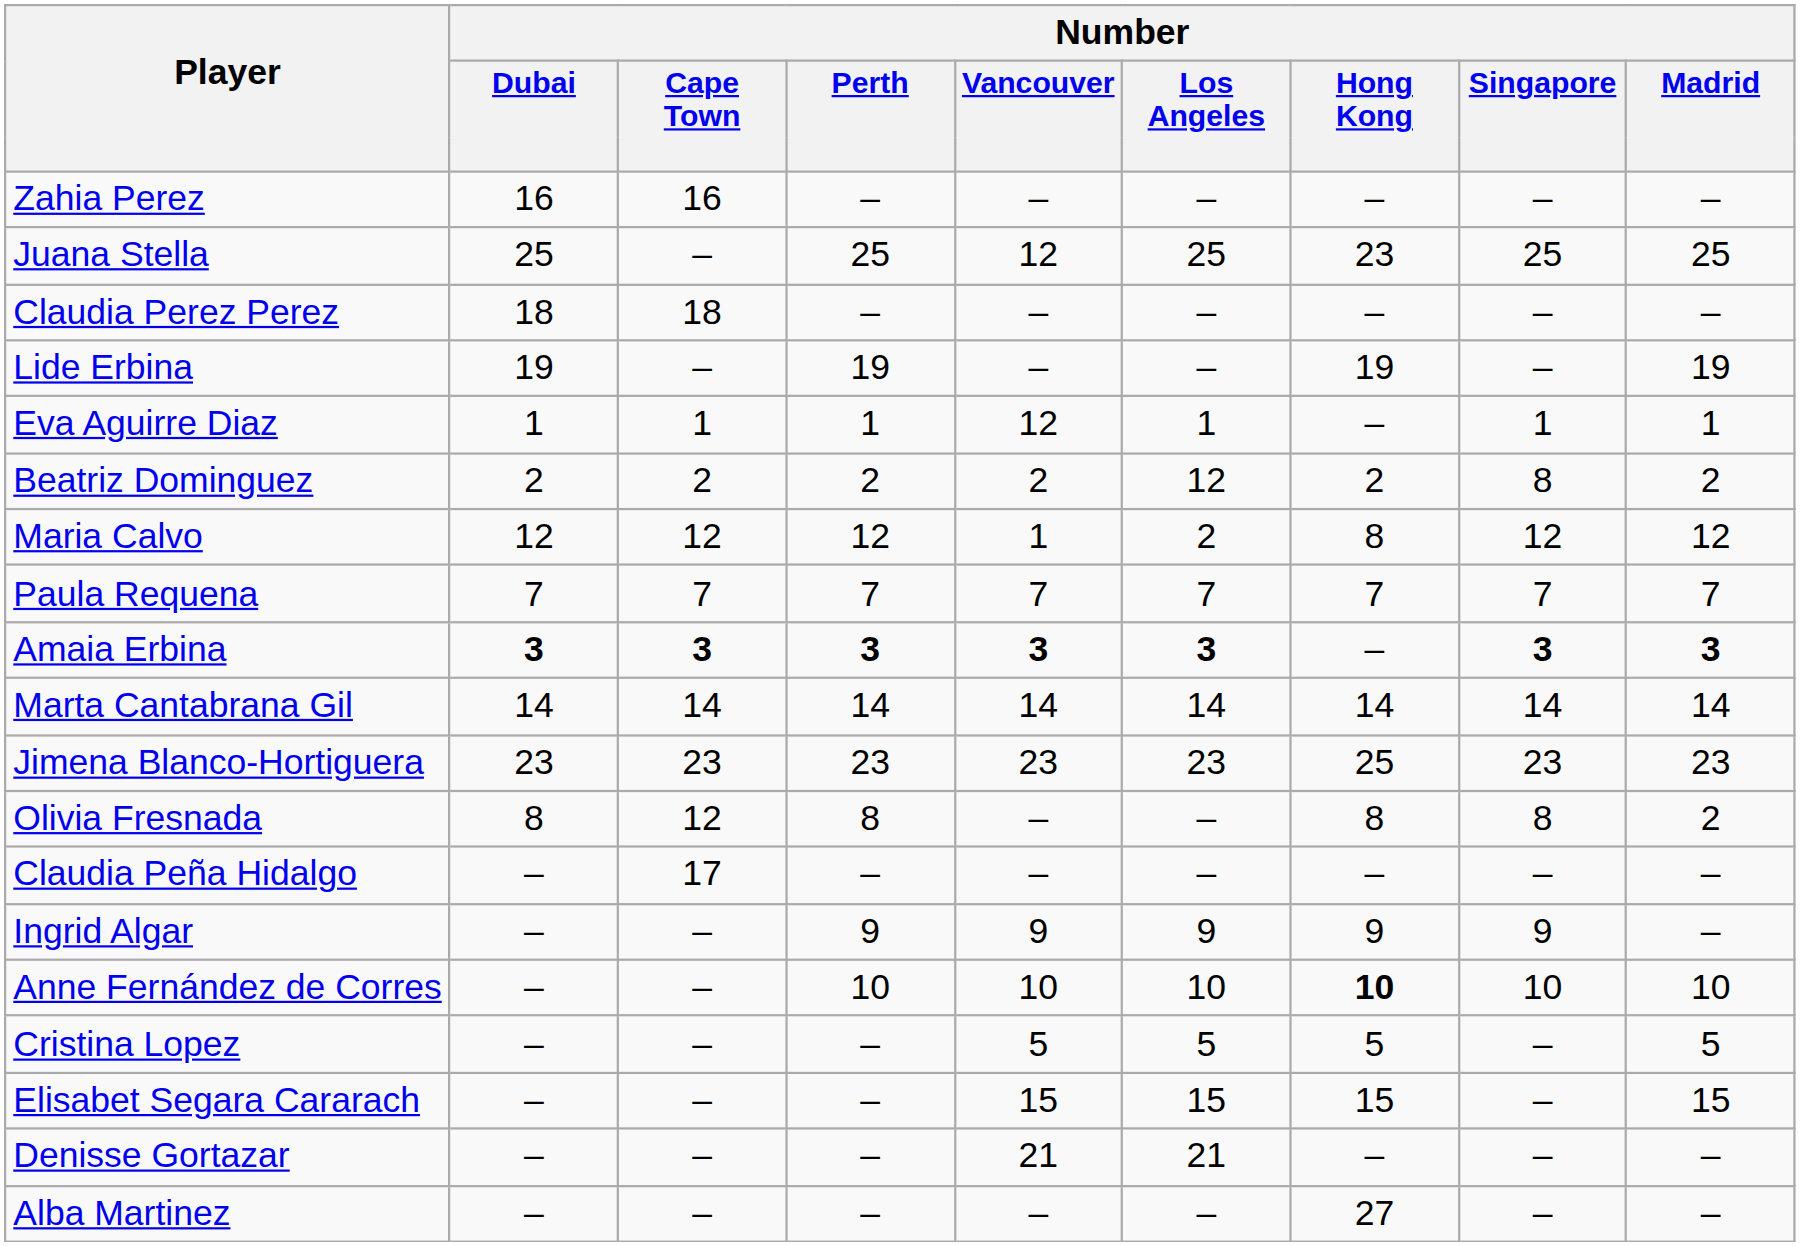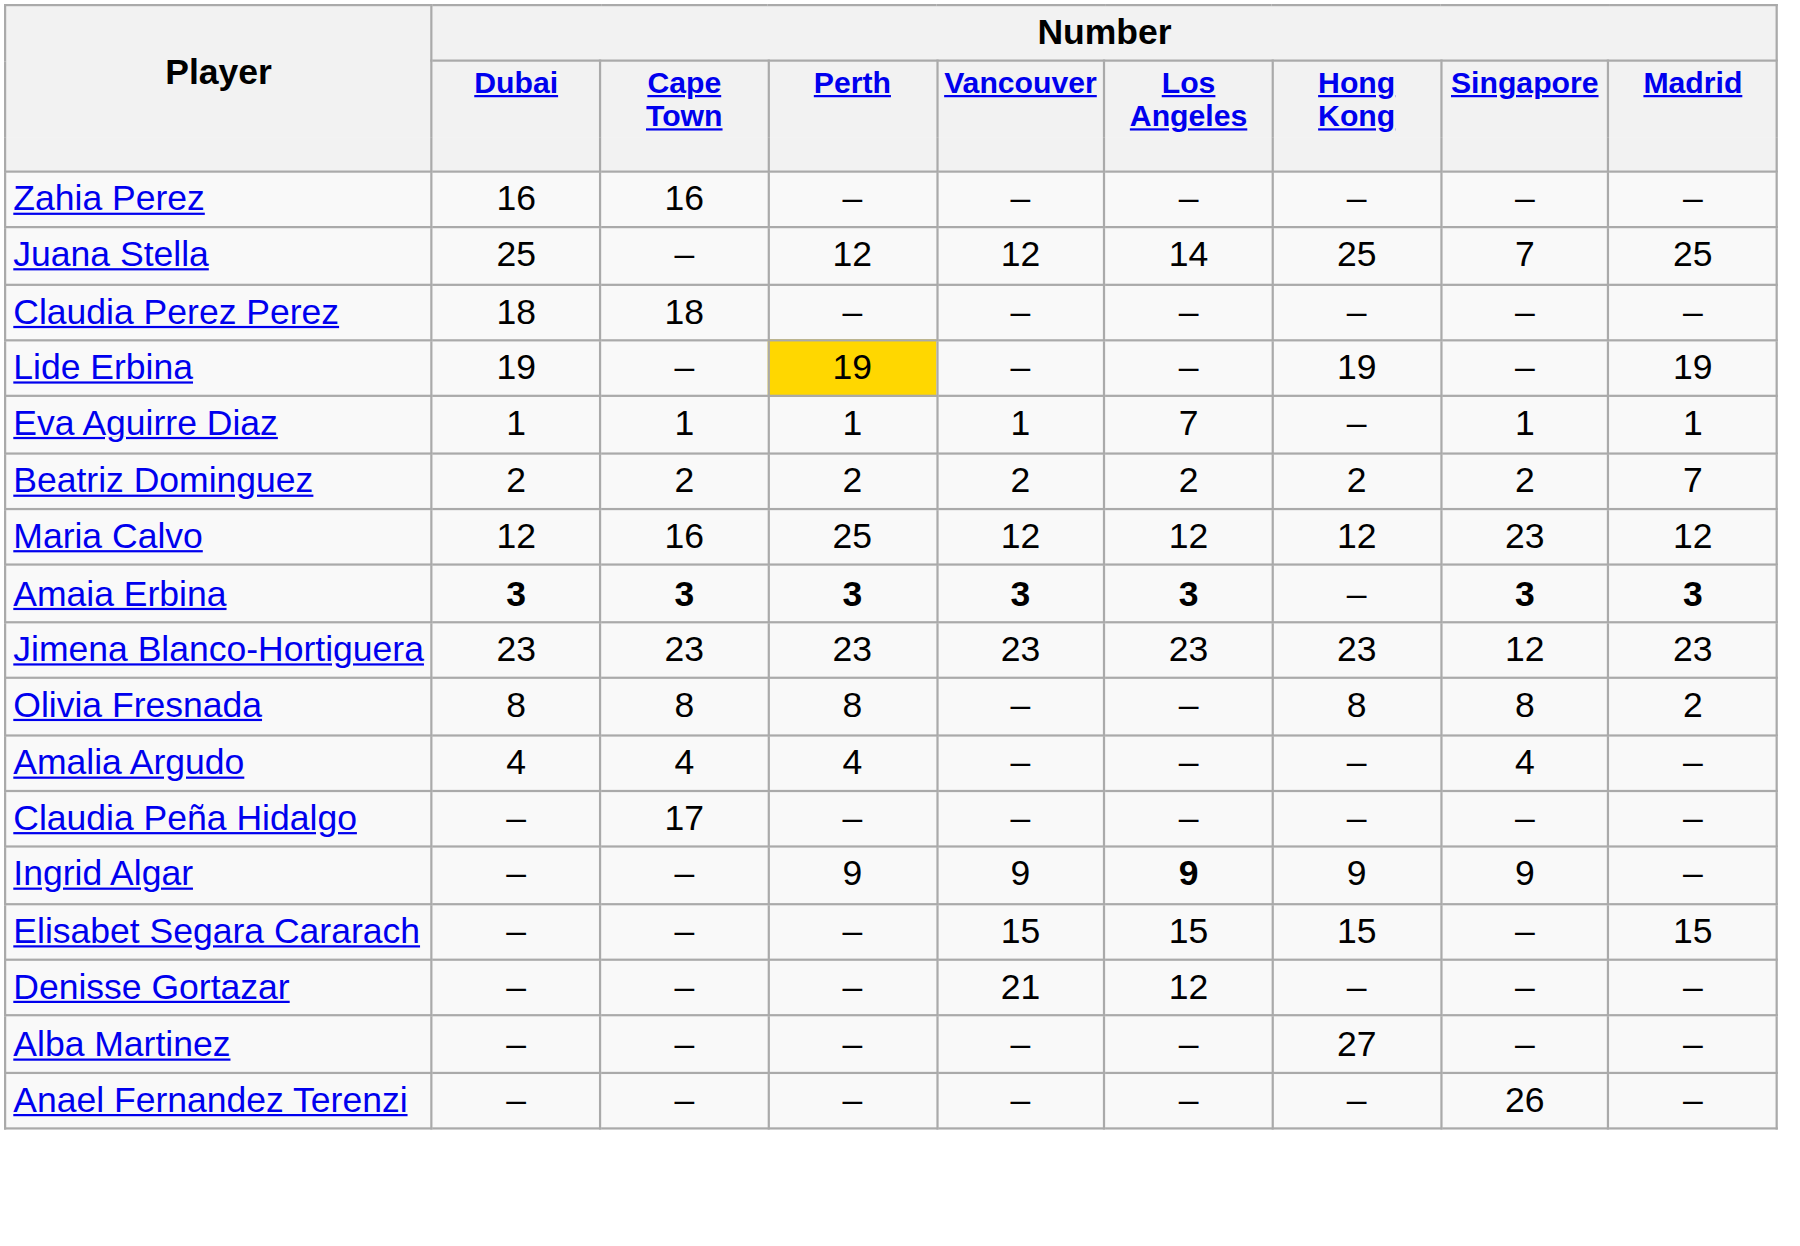(870, 254) 25 -> (852, 254) 12
(1206, 254) 25 -> (1189, 254) 14
(1374, 254) 23 -> (1357, 254) 25
(1543, 254) 25 -> (1525, 254) 7
(870, 367) no background -> (852, 367) gold background
(1038, 423) 12 -> (1020, 423) 1
(1206, 423) 1 -> (1189, 423) 7
(1206, 480) 12 -> (1189, 480) 2
(1543, 480) 8 -> (1525, 480) 2
(1711, 480) 2 -> (1693, 480) 7
(702, 536) 12 -> (684, 536) 16
(870, 536) 12 -> (852, 536) 25
(1038, 536) 1 -> (1020, 536) 12
(1206, 536) 2 -> (1189, 536) 12
(1374, 536) 8 -> (1357, 536) 12
(1543, 536) 12 -> (1525, 536) 23
- row: (136, 592)
- row: (183, 705)
(1374, 761) 25 -> (1357, 649) 23
(1543, 761) 23 -> (1525, 649) 12
(702, 818) 12 -> (684, 705) 8
+ row: (129, 761)
(1206, 930) normal -> (1189, 874) bold
- row: (228, 987)
- row: (127, 1043)
(1206, 1156) 21 -> (1189, 987) 12
+ row: (210, 1099)
